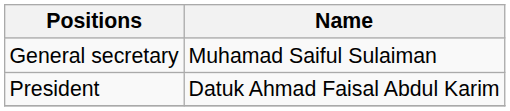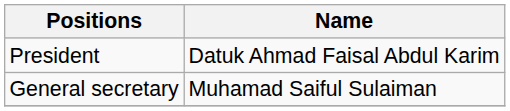rows swapped: (55, 88) <-> (94, 55)
